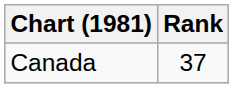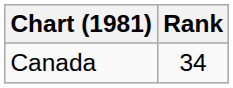(193, 62) 37 -> (193, 62) 34
